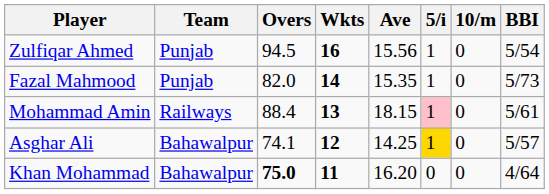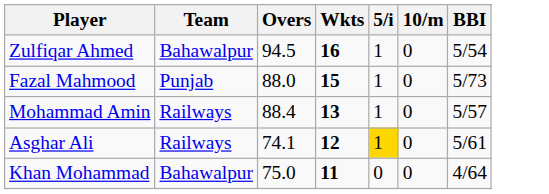- column: (395, 19)
(186, 50) Punjab -> (206, 50) Bahawalpur
(279, 81) 82.0 -> (279, 81) 88.0
(330, 81) 14 -> (330, 81) 15
(431, 111) pink background -> (378, 111) no background
(522, 111) 5/61 -> (470, 111) 5/57
(206, 142) Bahawalpur -> (195, 142) Railways
(522, 142) 5/57 -> (470, 142) 5/61
(279, 173) bold -> (279, 173) normal
